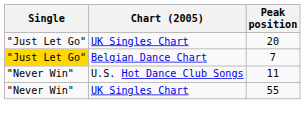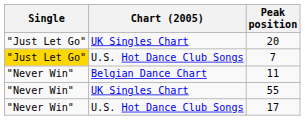(149, 57) Belgian Dance Chart -> (167, 57) U.S. Hot Dance Club Songs
(167, 74) U.S. Hot Dance Club Songs -> (149, 74) Belgian Dance Chart
+ row: (273, 107)
